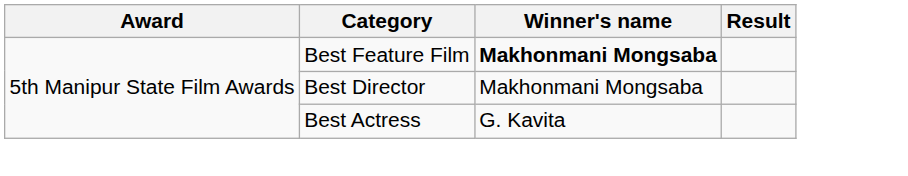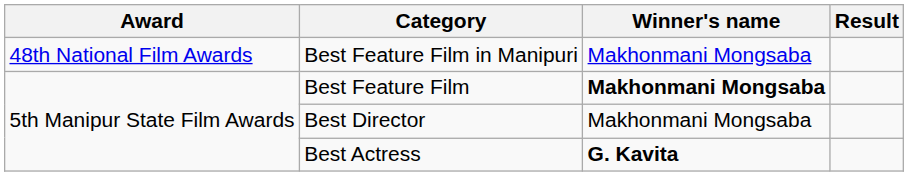+ row: (441, 54)
(522, 120) normal -> (633, 154) bold
